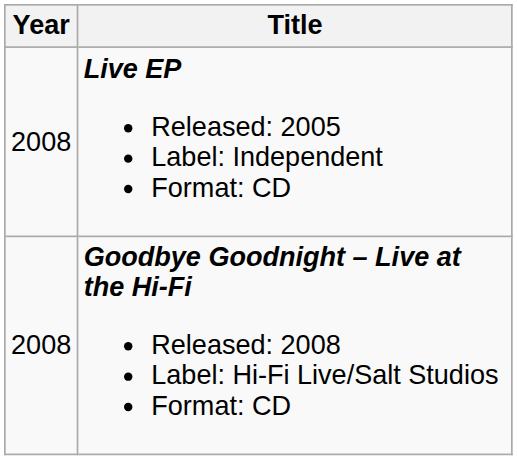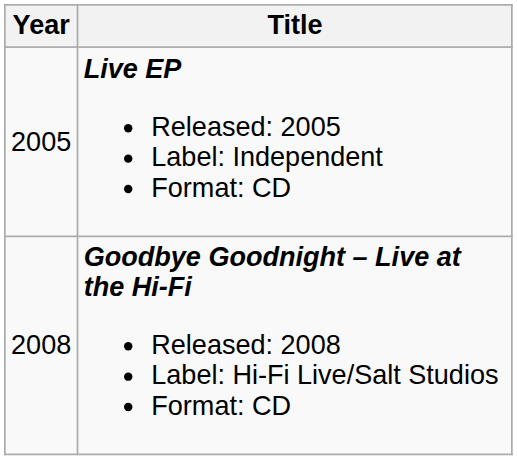(41, 141) 2008 -> (41, 141) 2005
